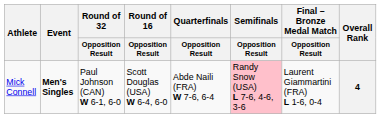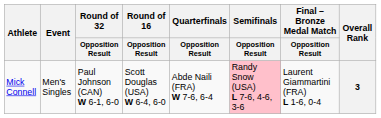(58, 87) bold -> (57, 87) normal
(357, 87) 4 -> (357, 87) 3
